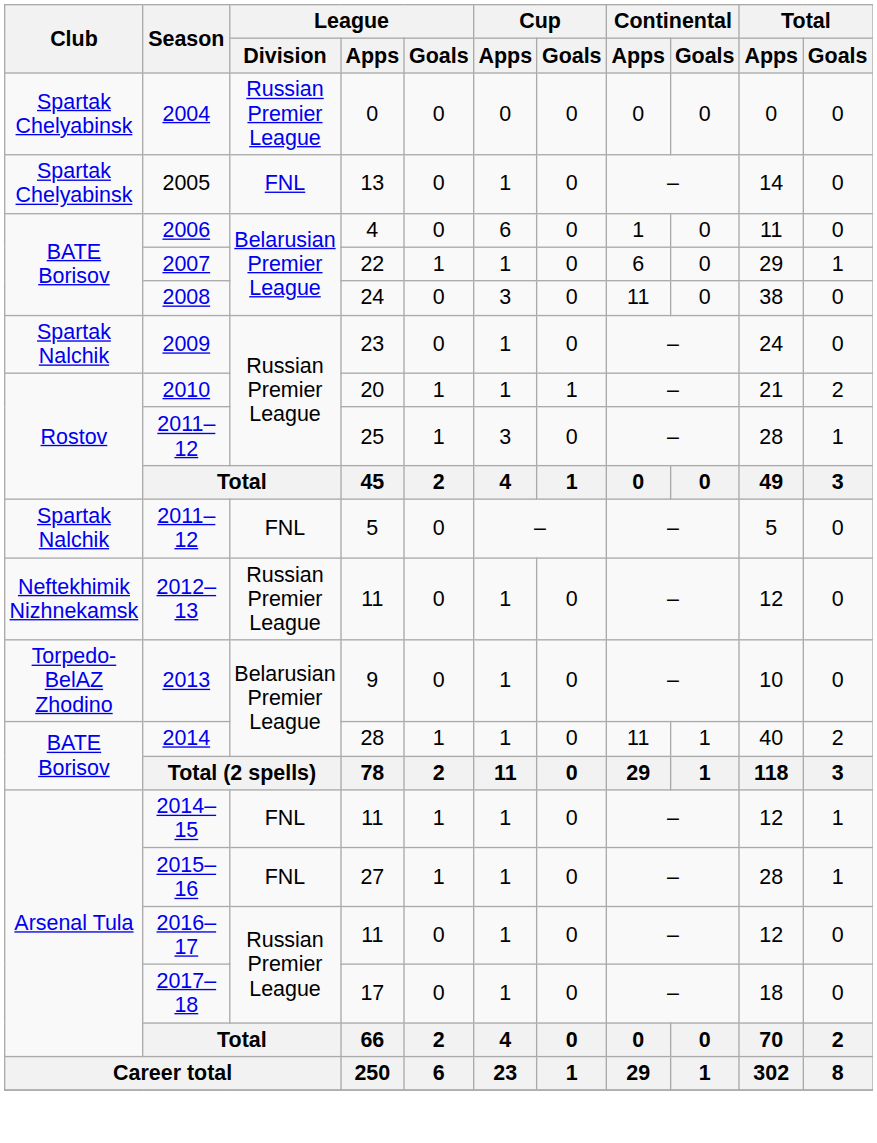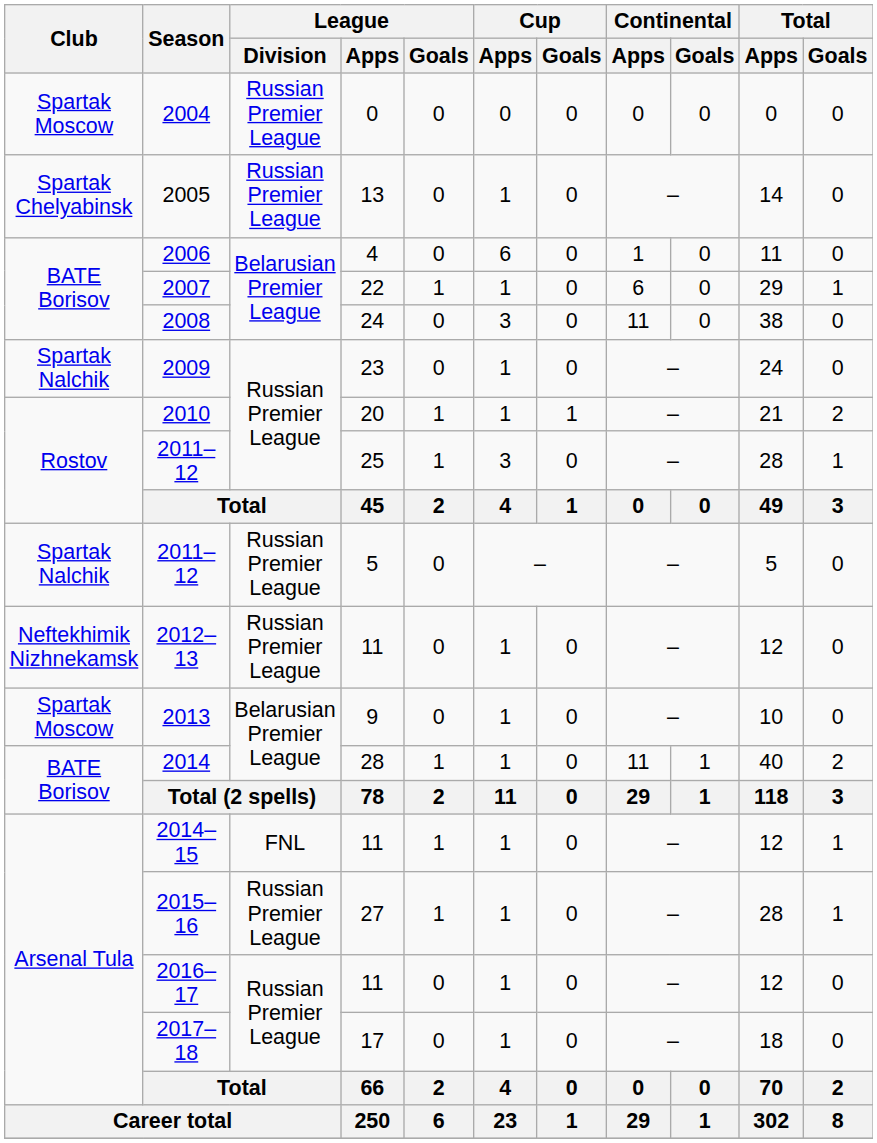(74, 113) Spartak Chelyabinsk -> (74, 113) Spartak Moscow
(285, 183) FNL -> (285, 195) Russian Premier League
(285, 528) FNL -> (285, 564) Russian Premier League
(74, 680) Torpedo-BelAZ Zhodino -> (74, 716) Spartak Moscow
(285, 876) FNL -> (285, 913) Russian Premier League
